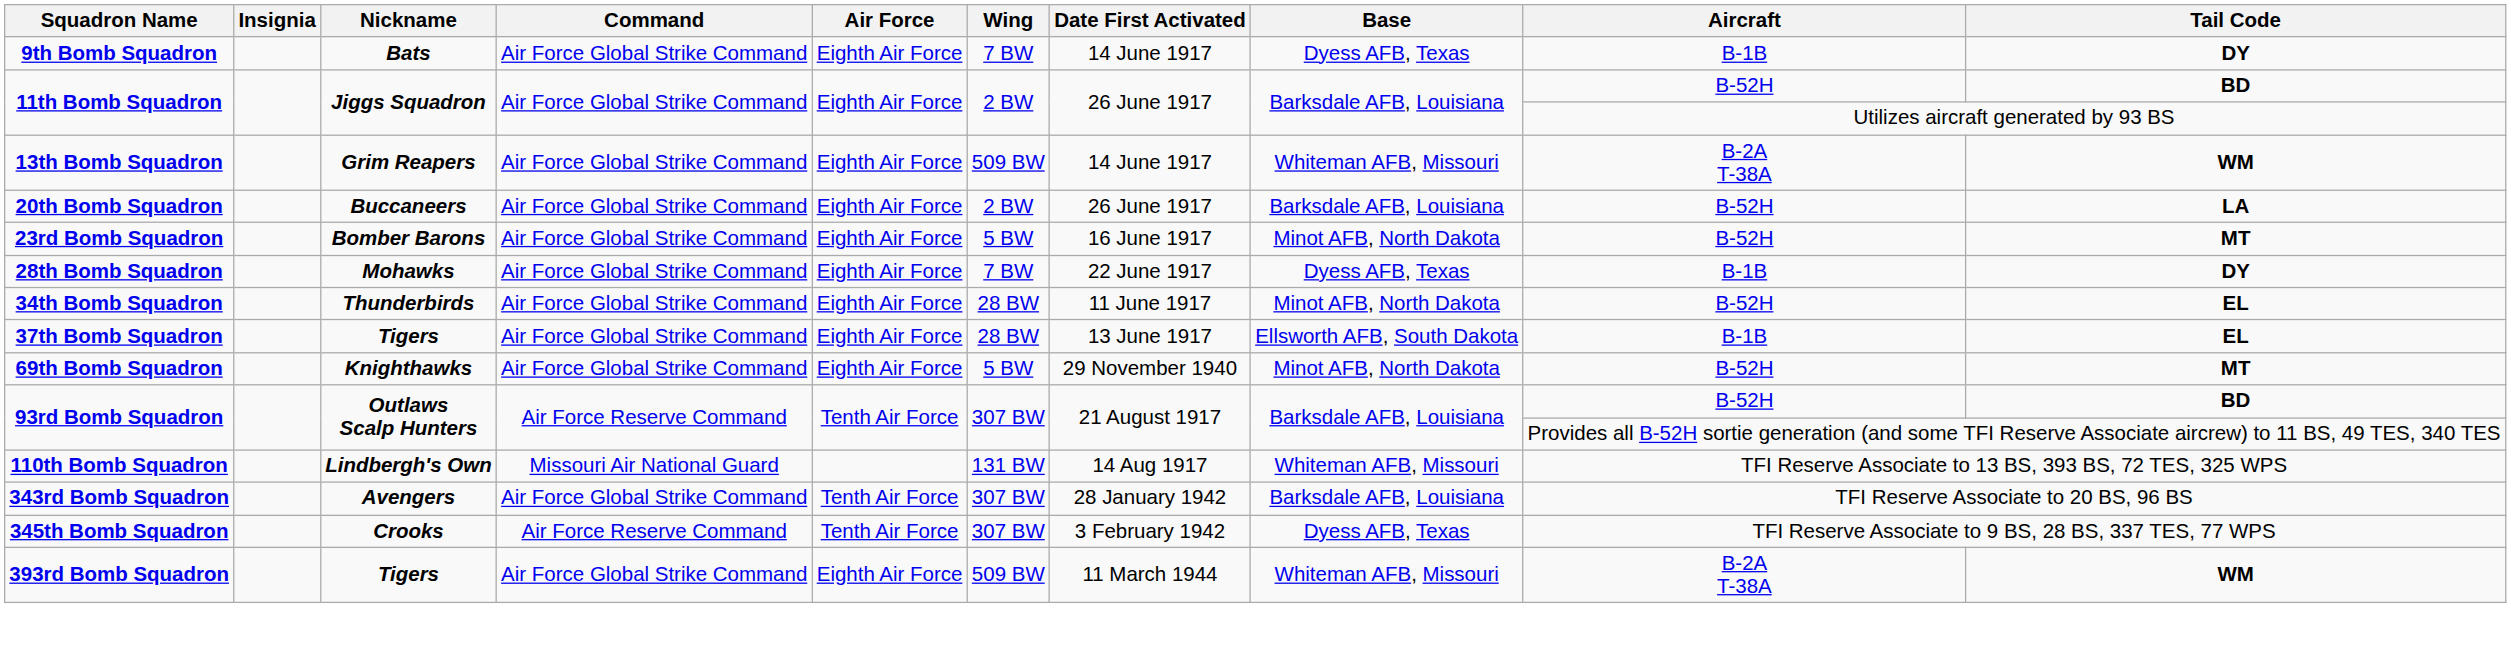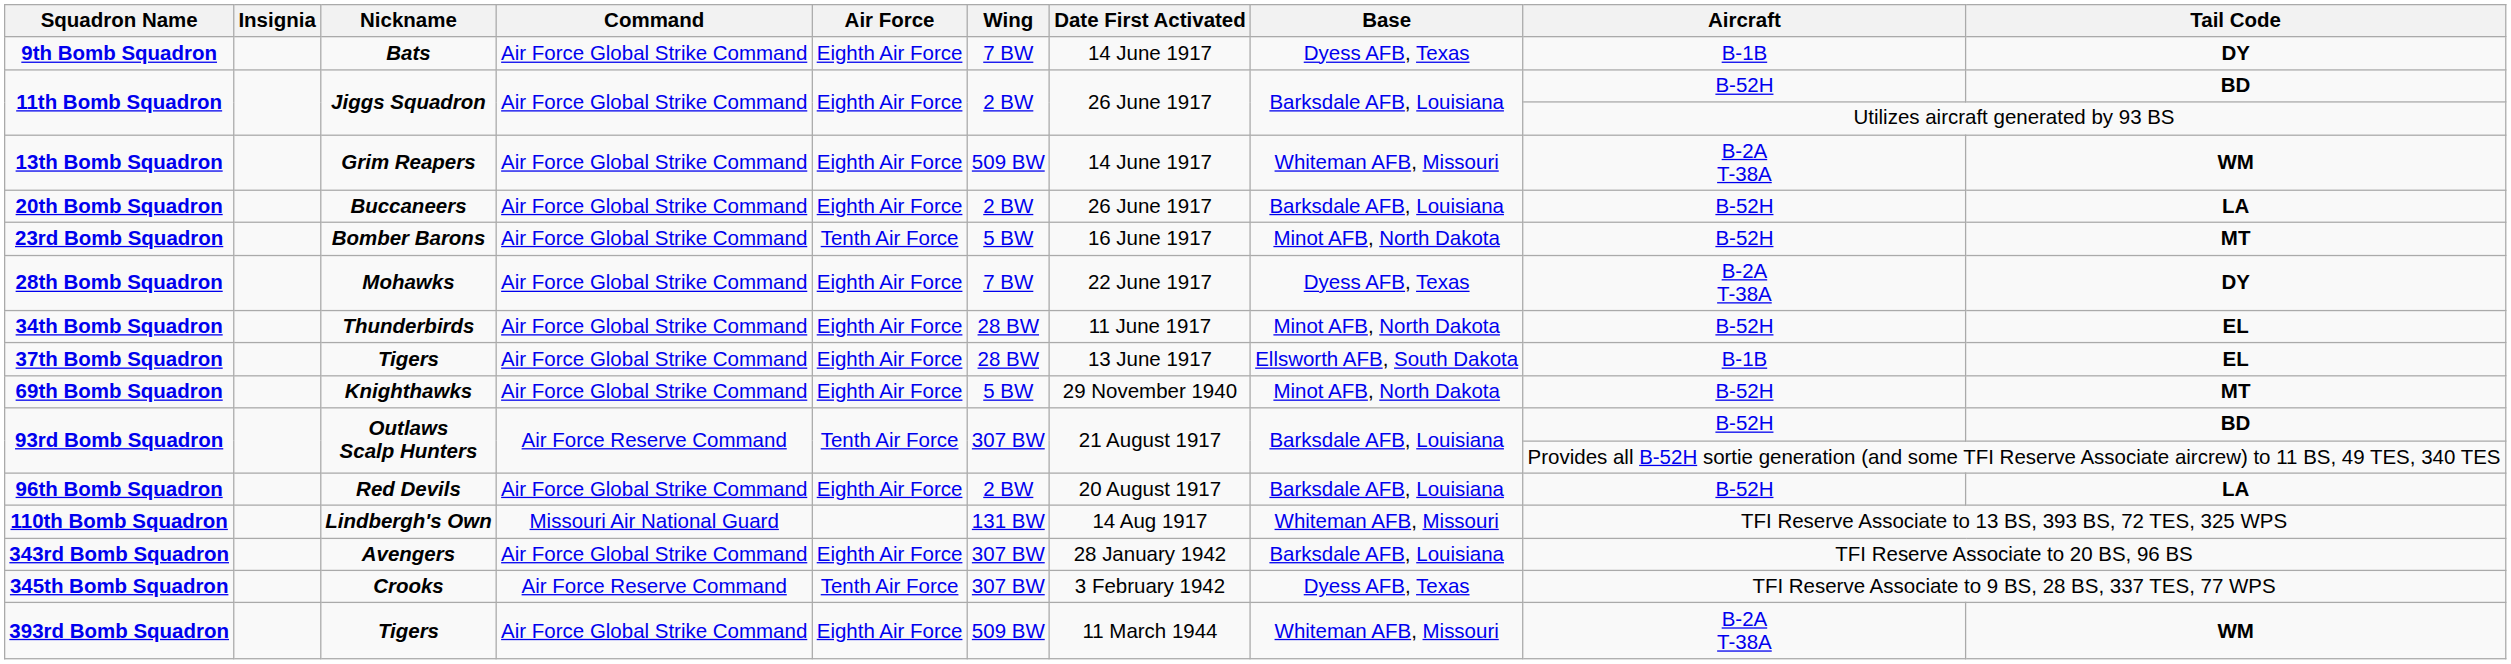(890, 238) Eighth Air Force -> (890, 238) Tenth Air Force
(1744, 271) B-1B -> (1744, 282) B-2A T-38A
+ row: (119, 489)
(890, 498) Tenth Air Force -> (890, 554) Eighth Air Force
